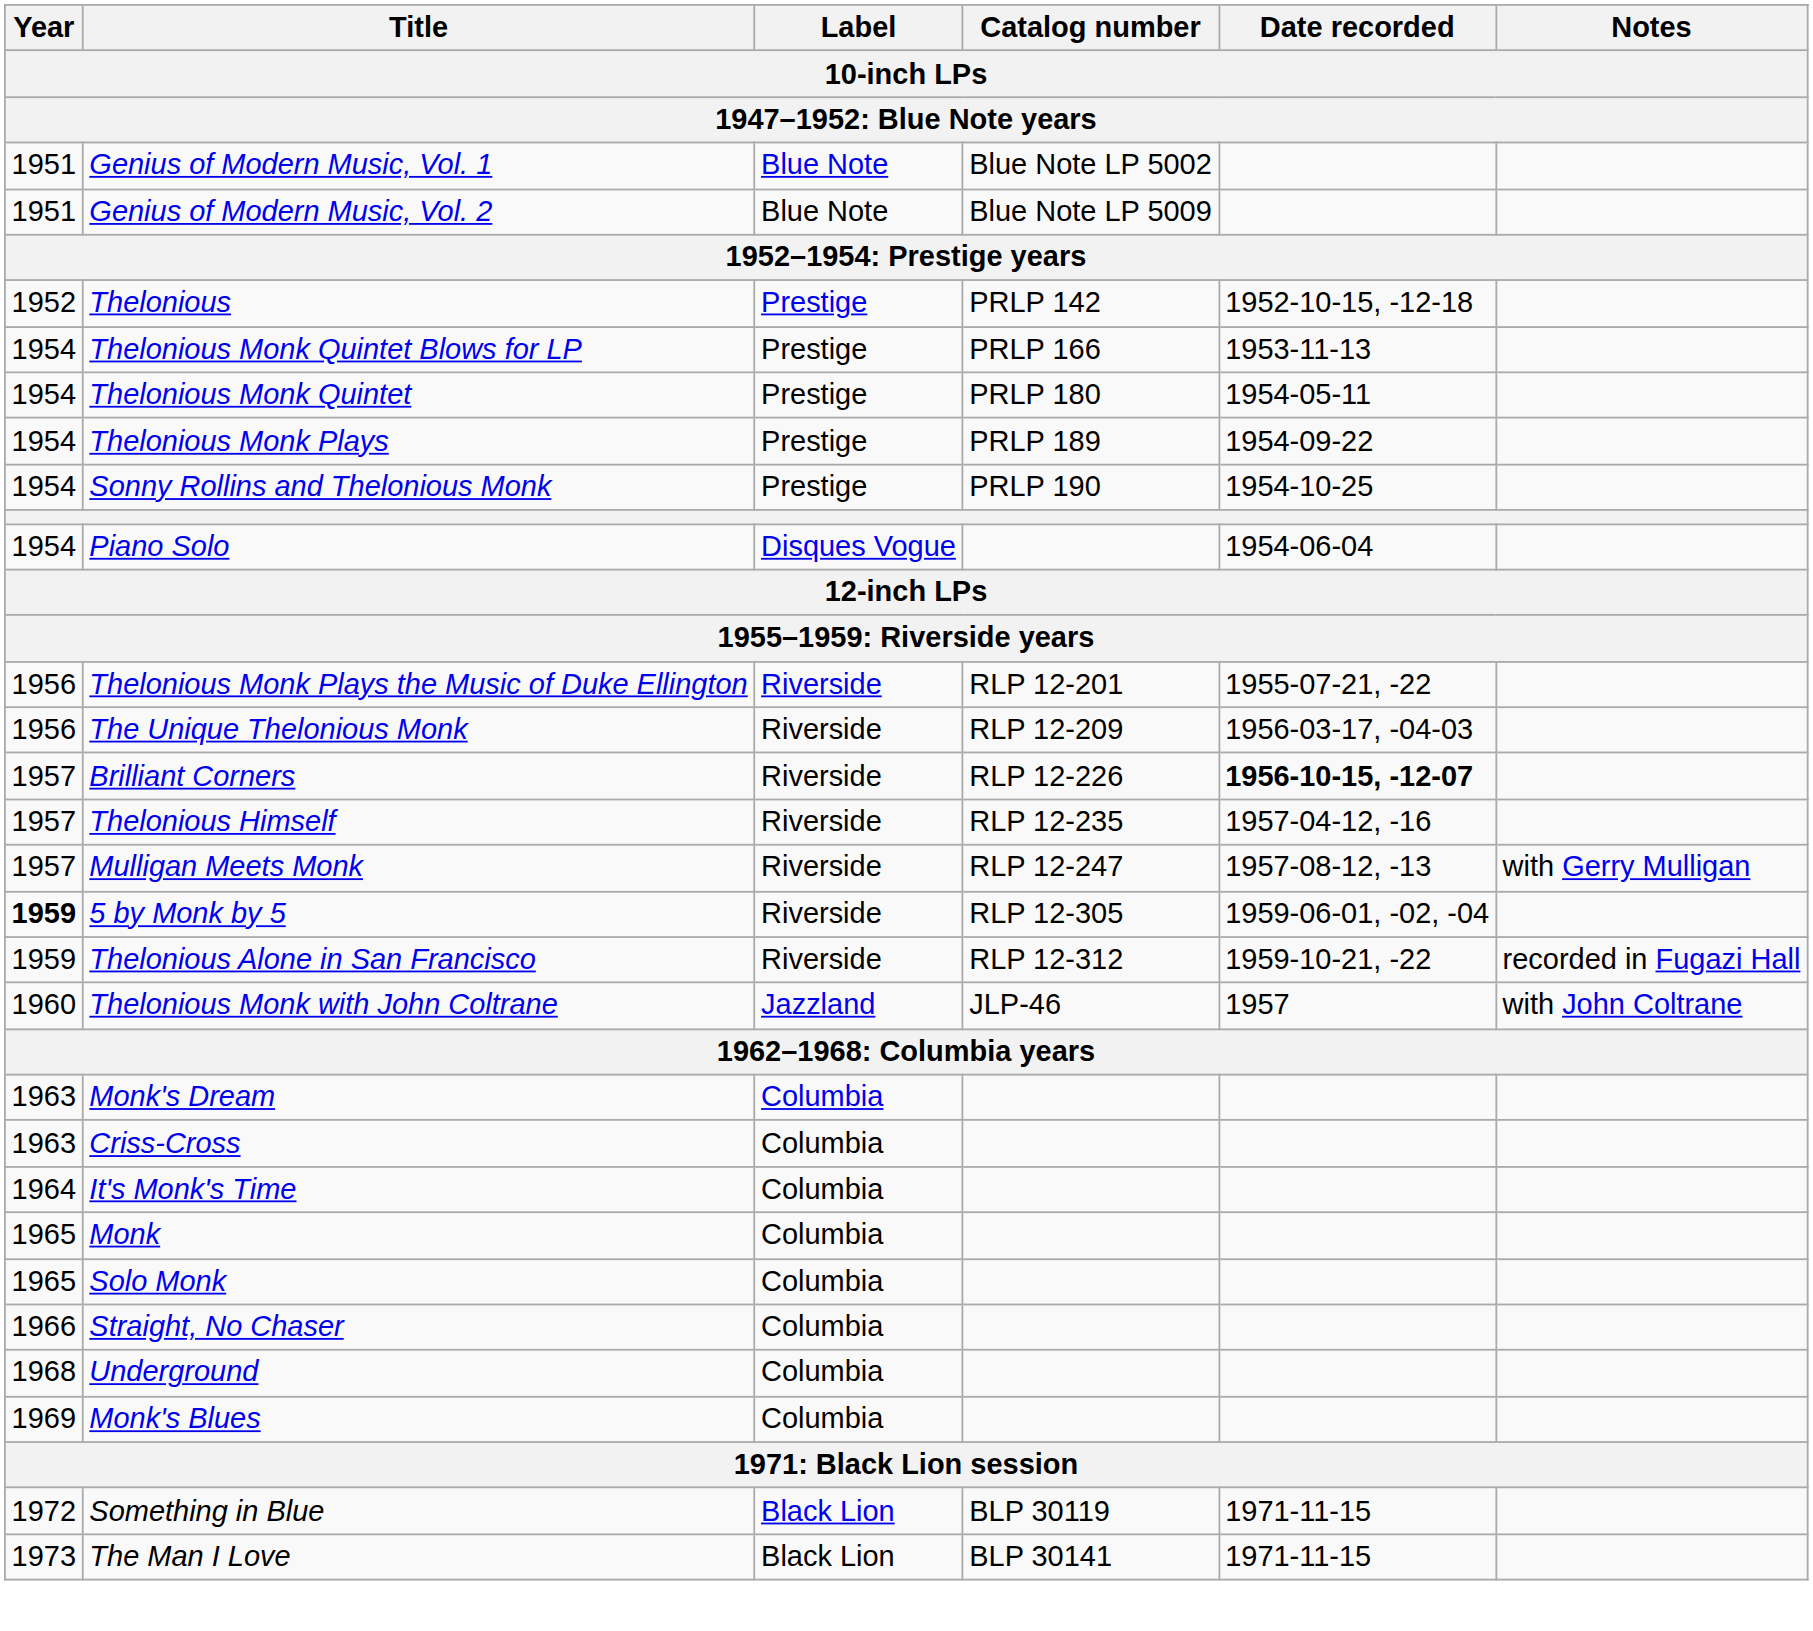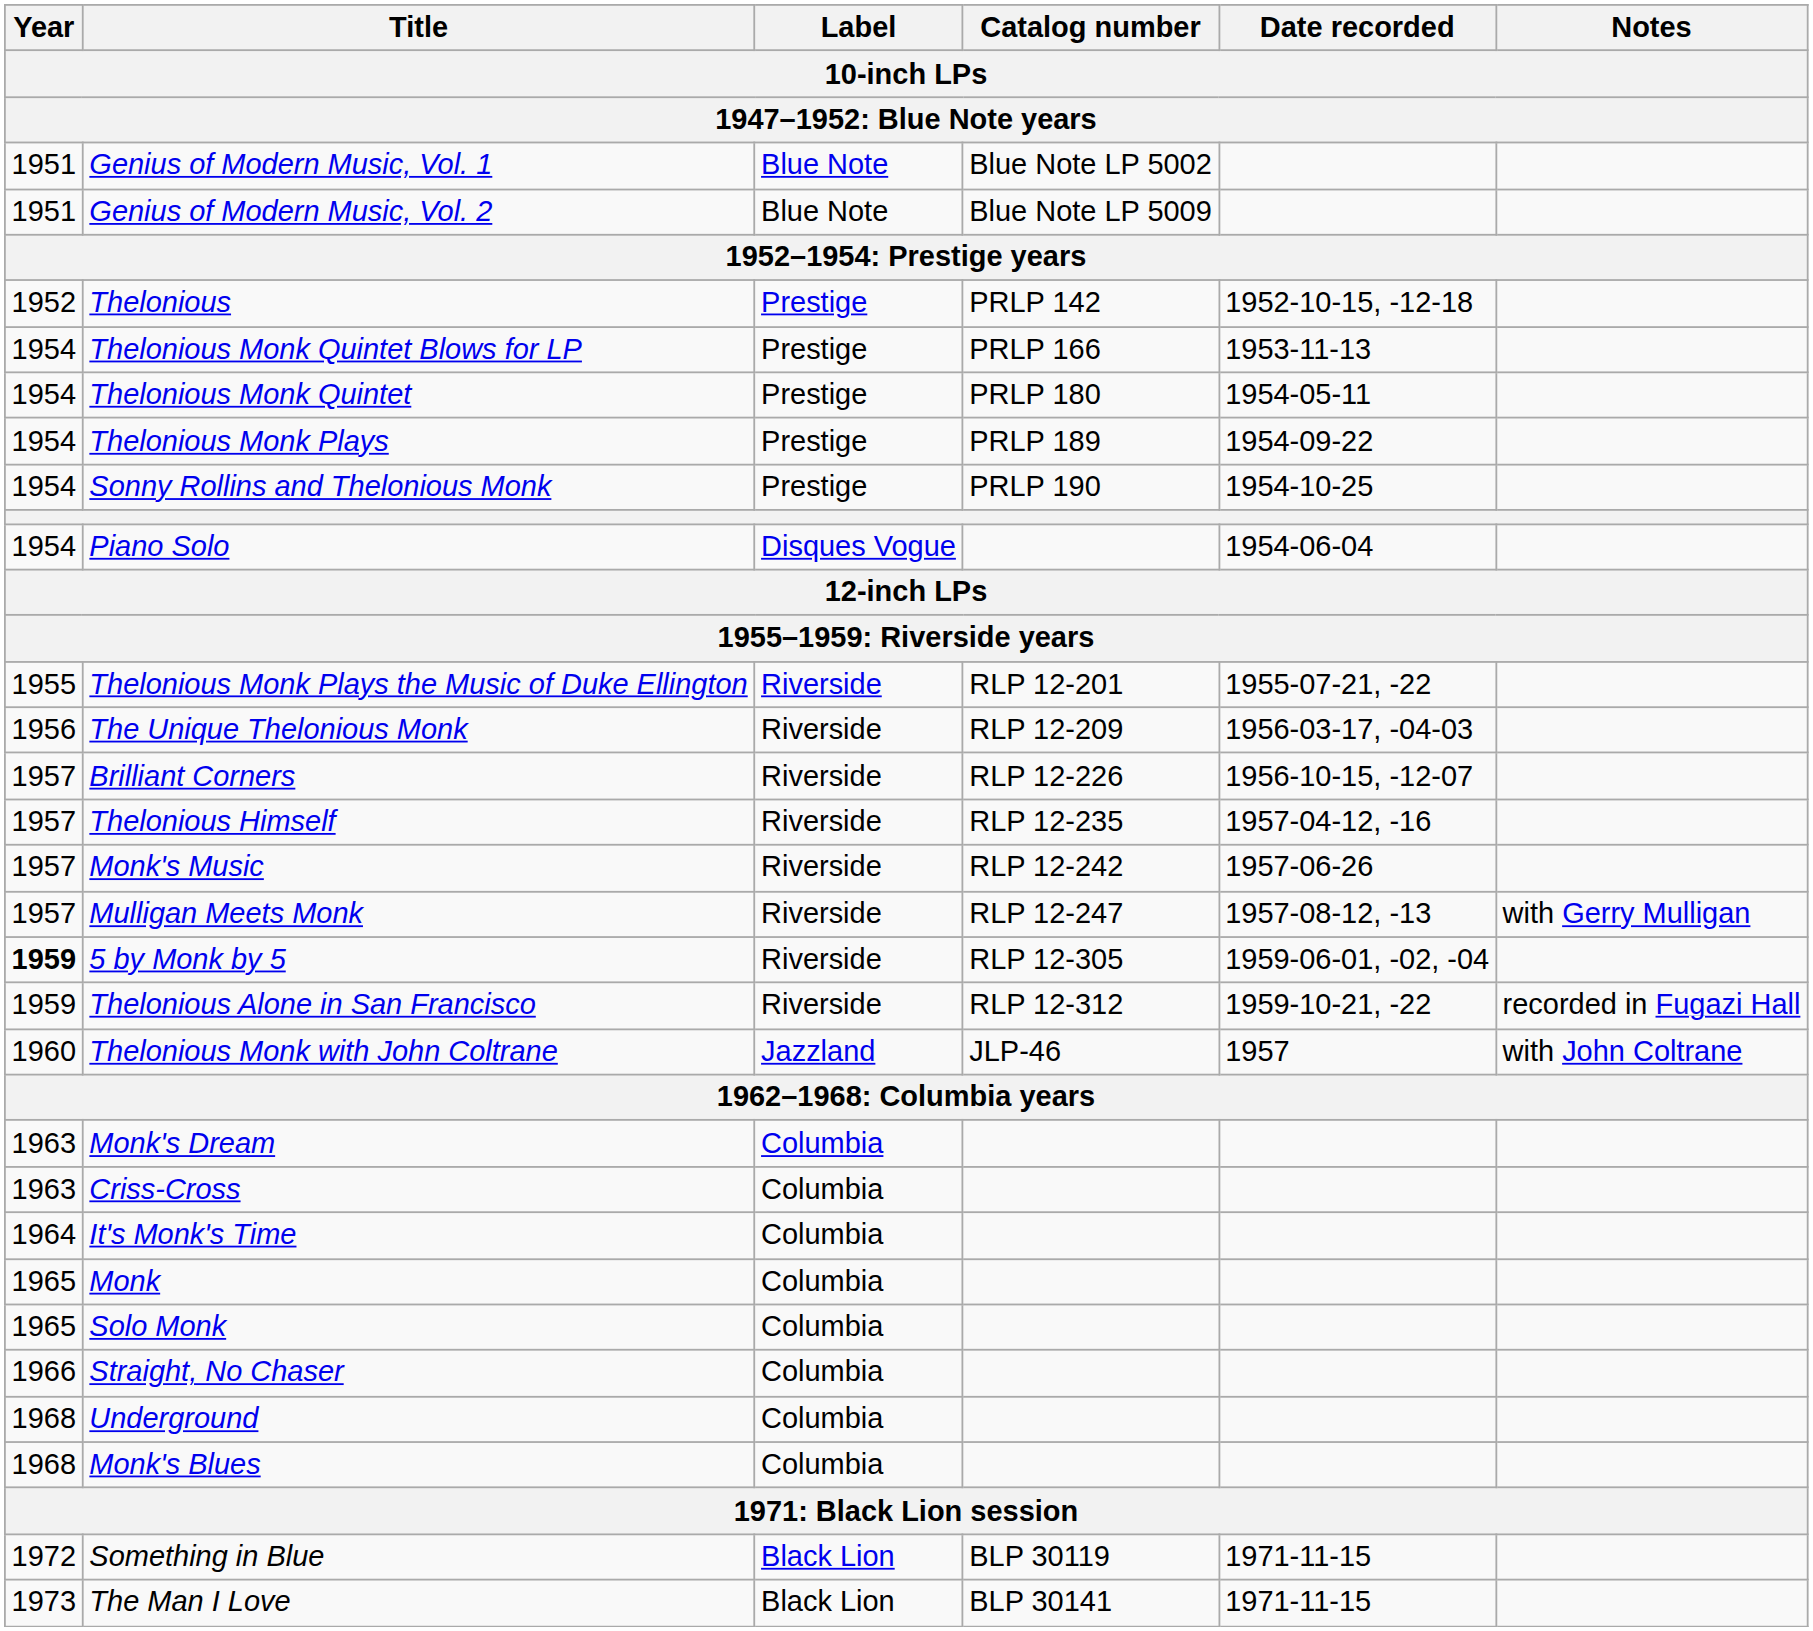(44, 683) 1956 -> (44, 683) 1955
(1349, 775) bold -> (1349, 775) normal
+ row: (177, 867)
(44, 1418) 1969 -> (44, 1464) 1968
